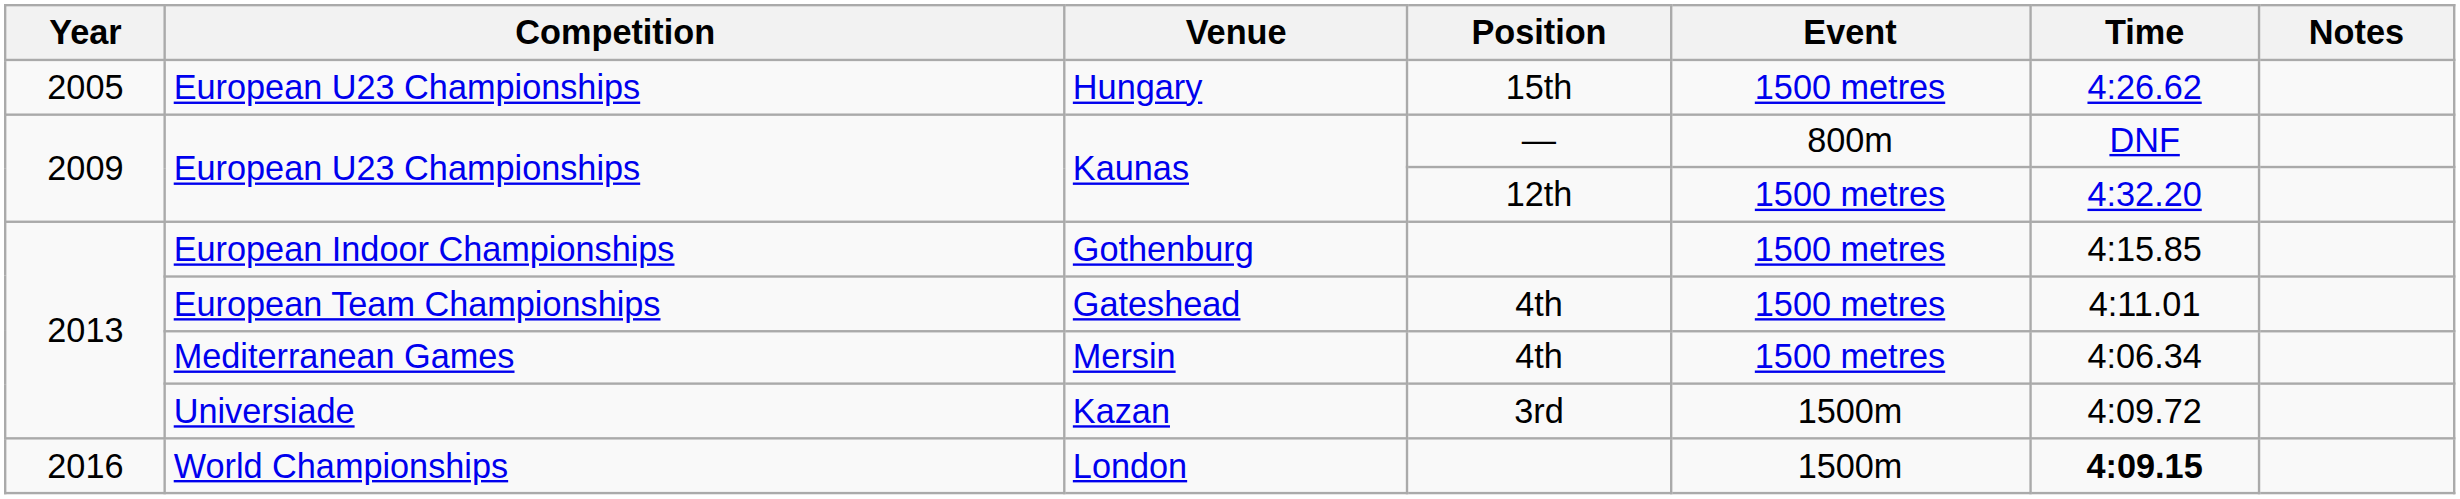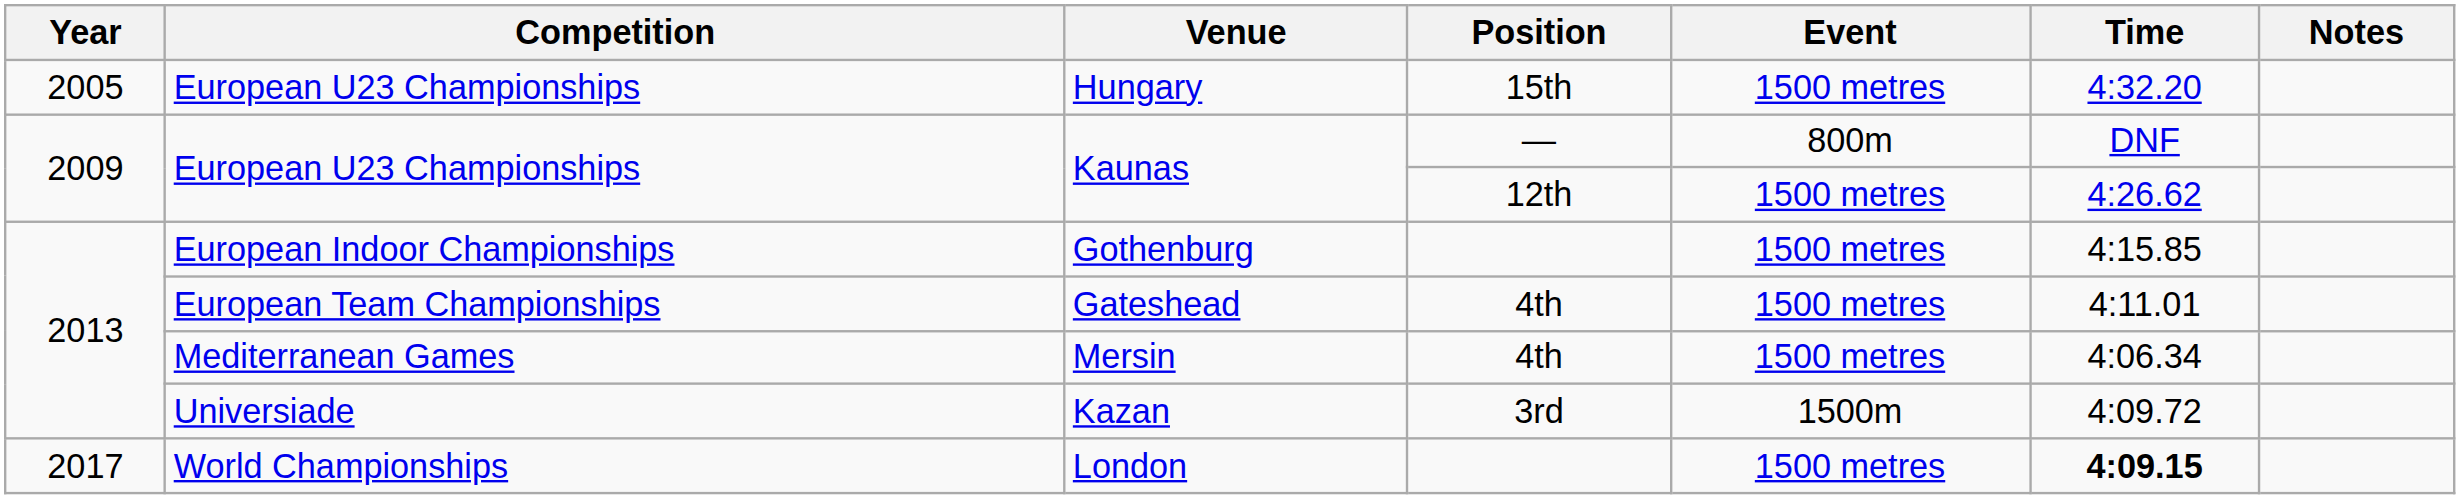(2145, 87) 4:26.62 -> (2145, 87) 4:32.20
(2145, 195) 4:32.20 -> (2145, 195) 4:26.62
(85, 466) 2016 -> (85, 466) 2017
(1850, 466) 1500m -> (1850, 466) 1500 metres
